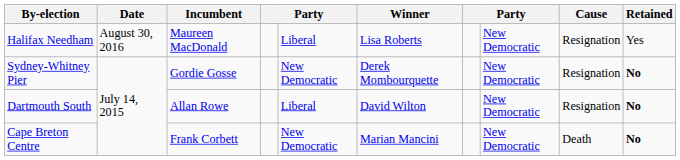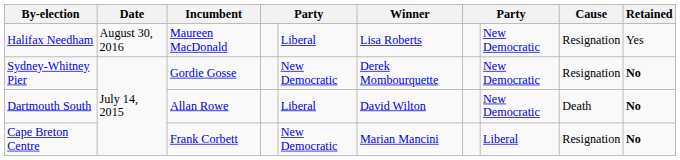(591, 106) Resignation -> (577, 106) Death
(511, 139) New Democratic -> (501, 139) Liberal
(577, 139) Death -> (591, 139) Resignation
